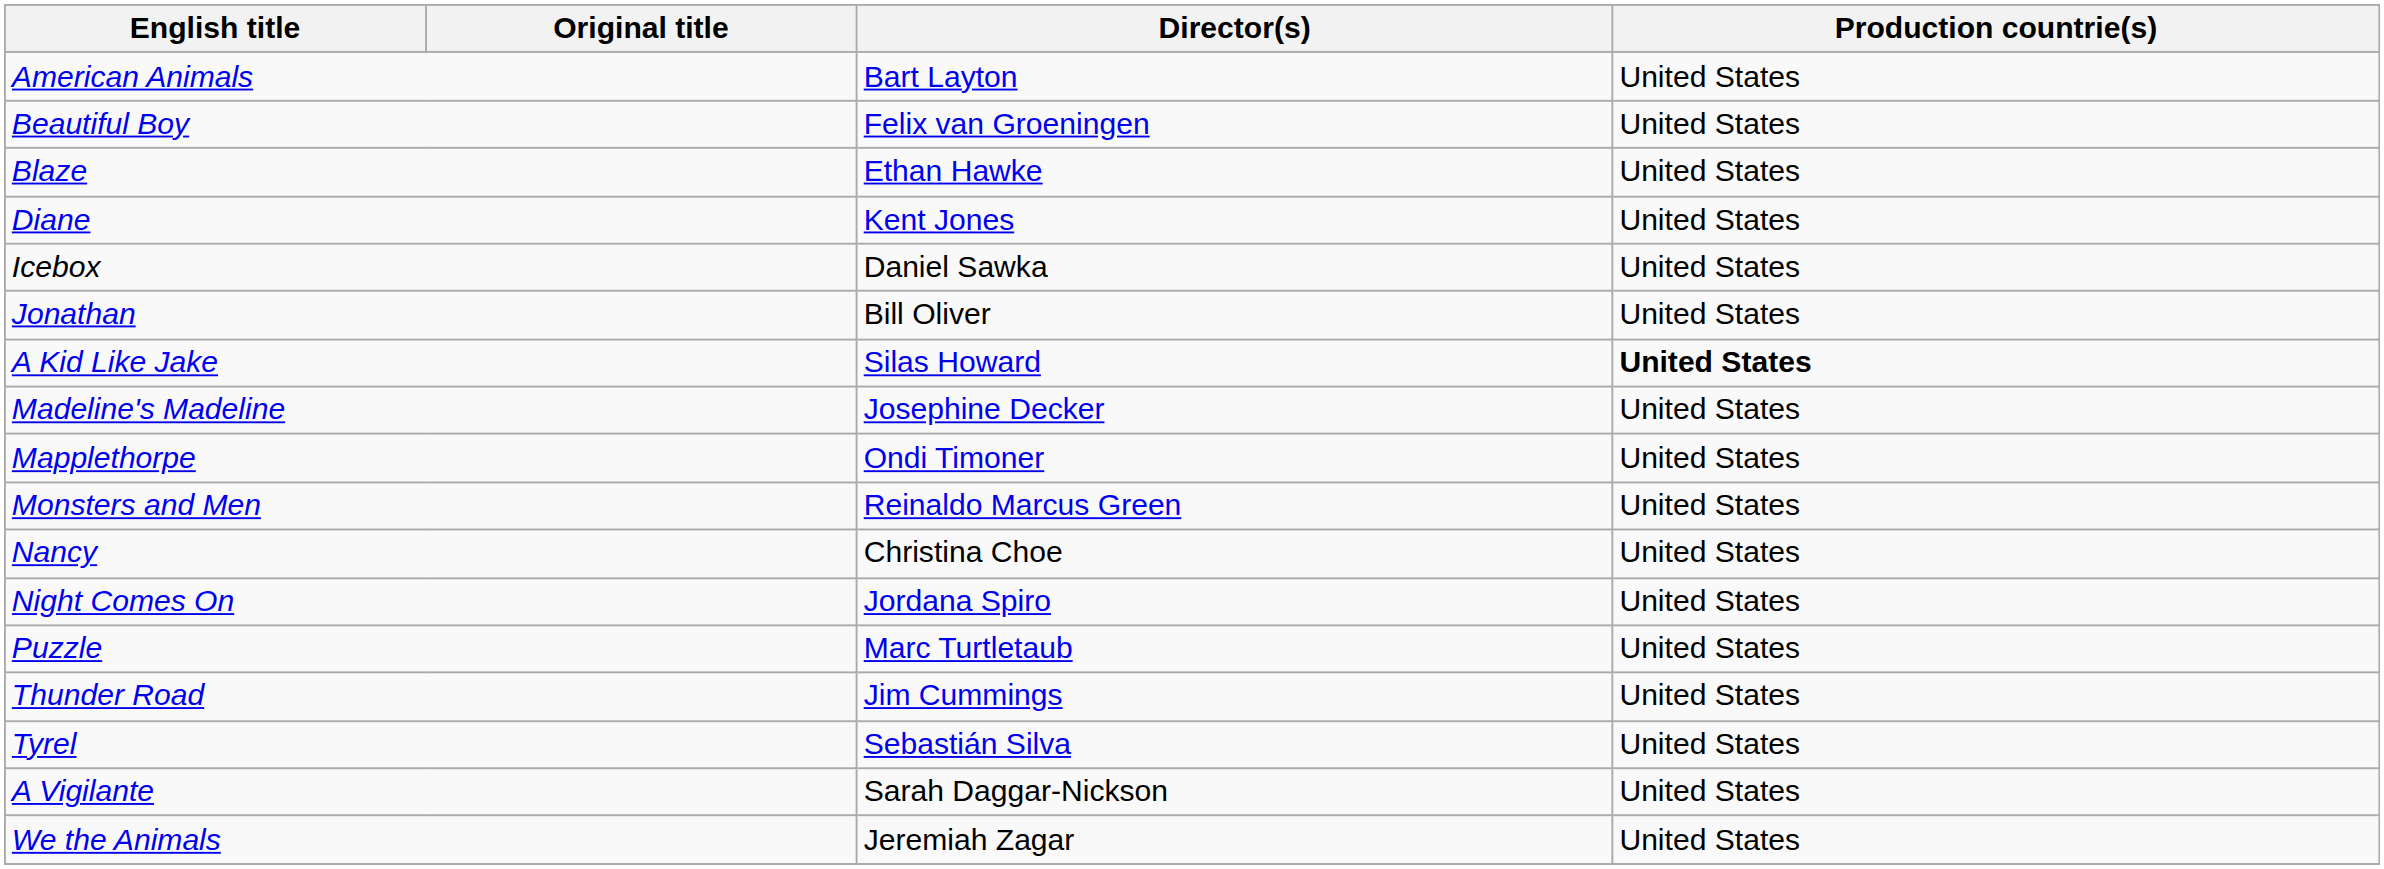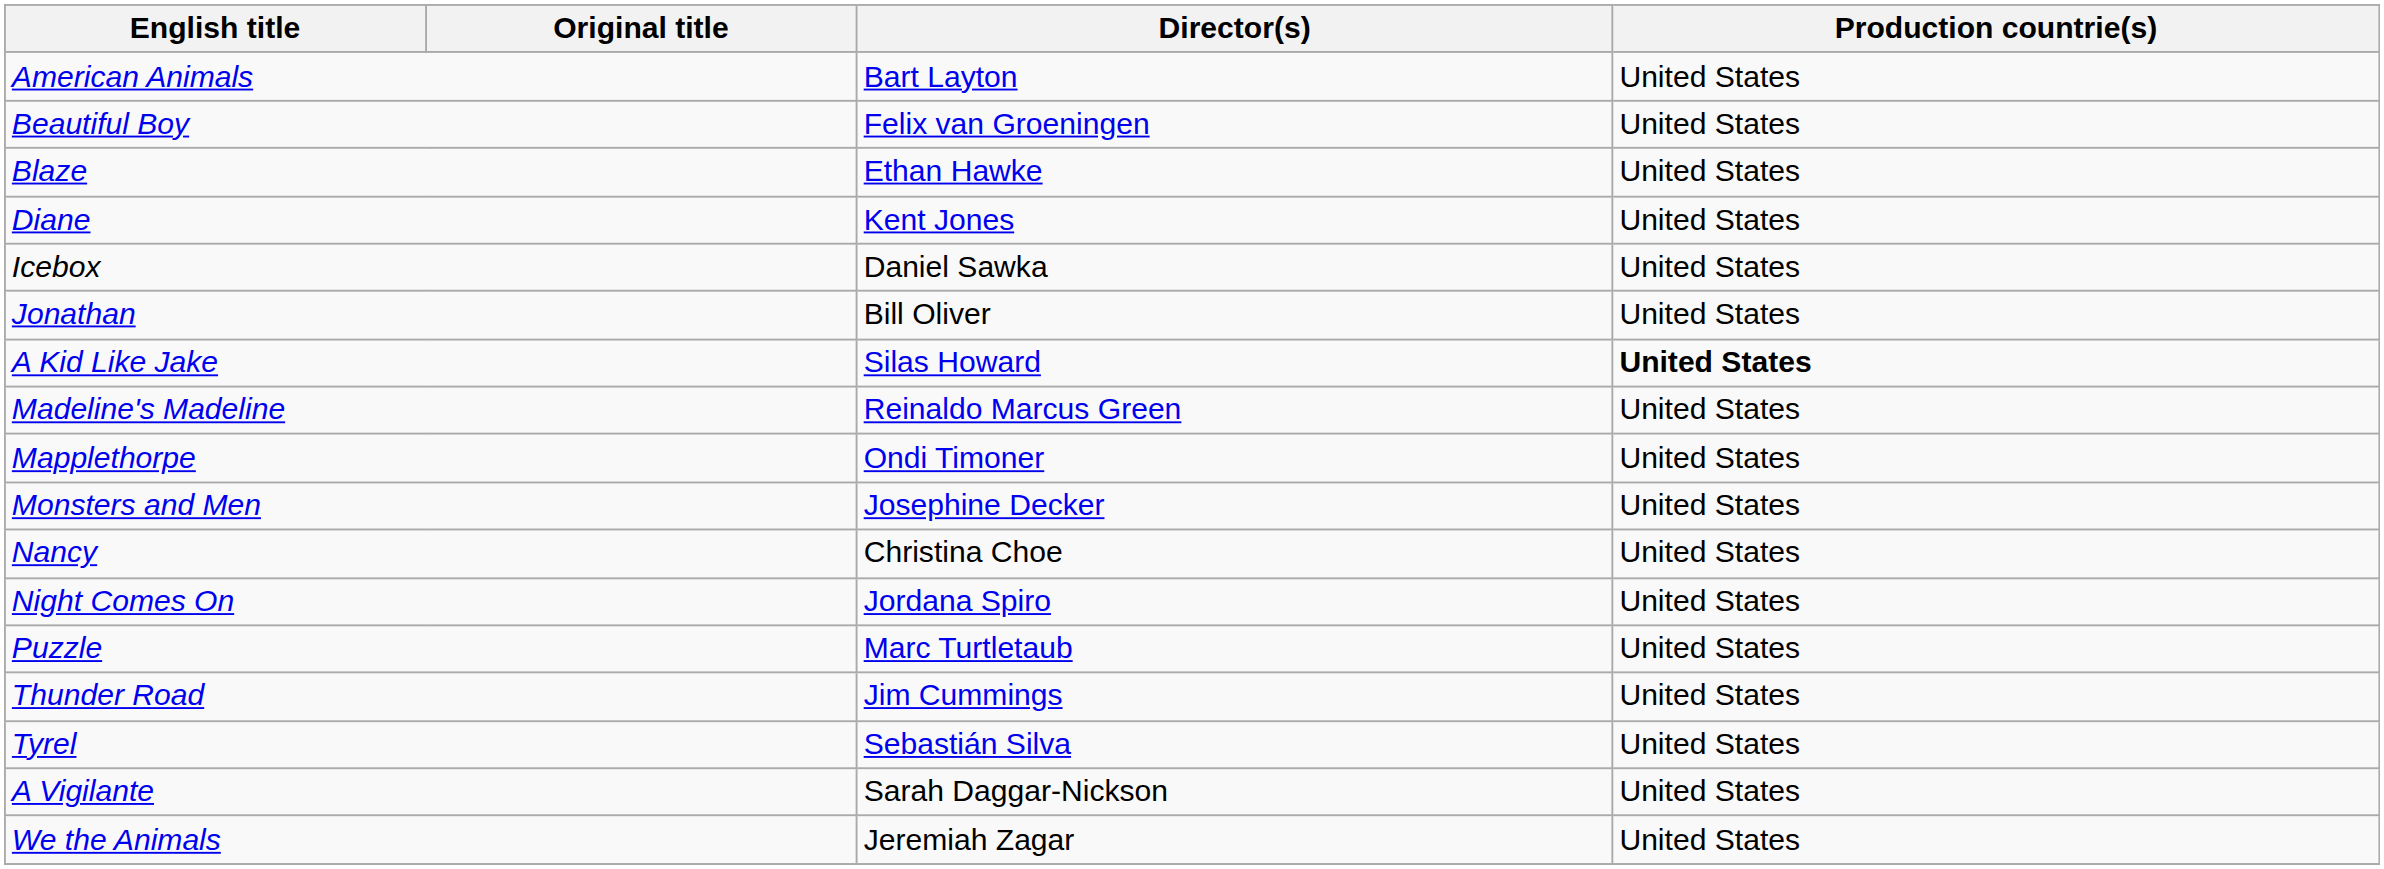(984, 409) Josephine Decker -> (1023, 409) Reinaldo Marcus Green
(1023, 505) Reinaldo Marcus Green -> (984, 505) Josephine Decker
